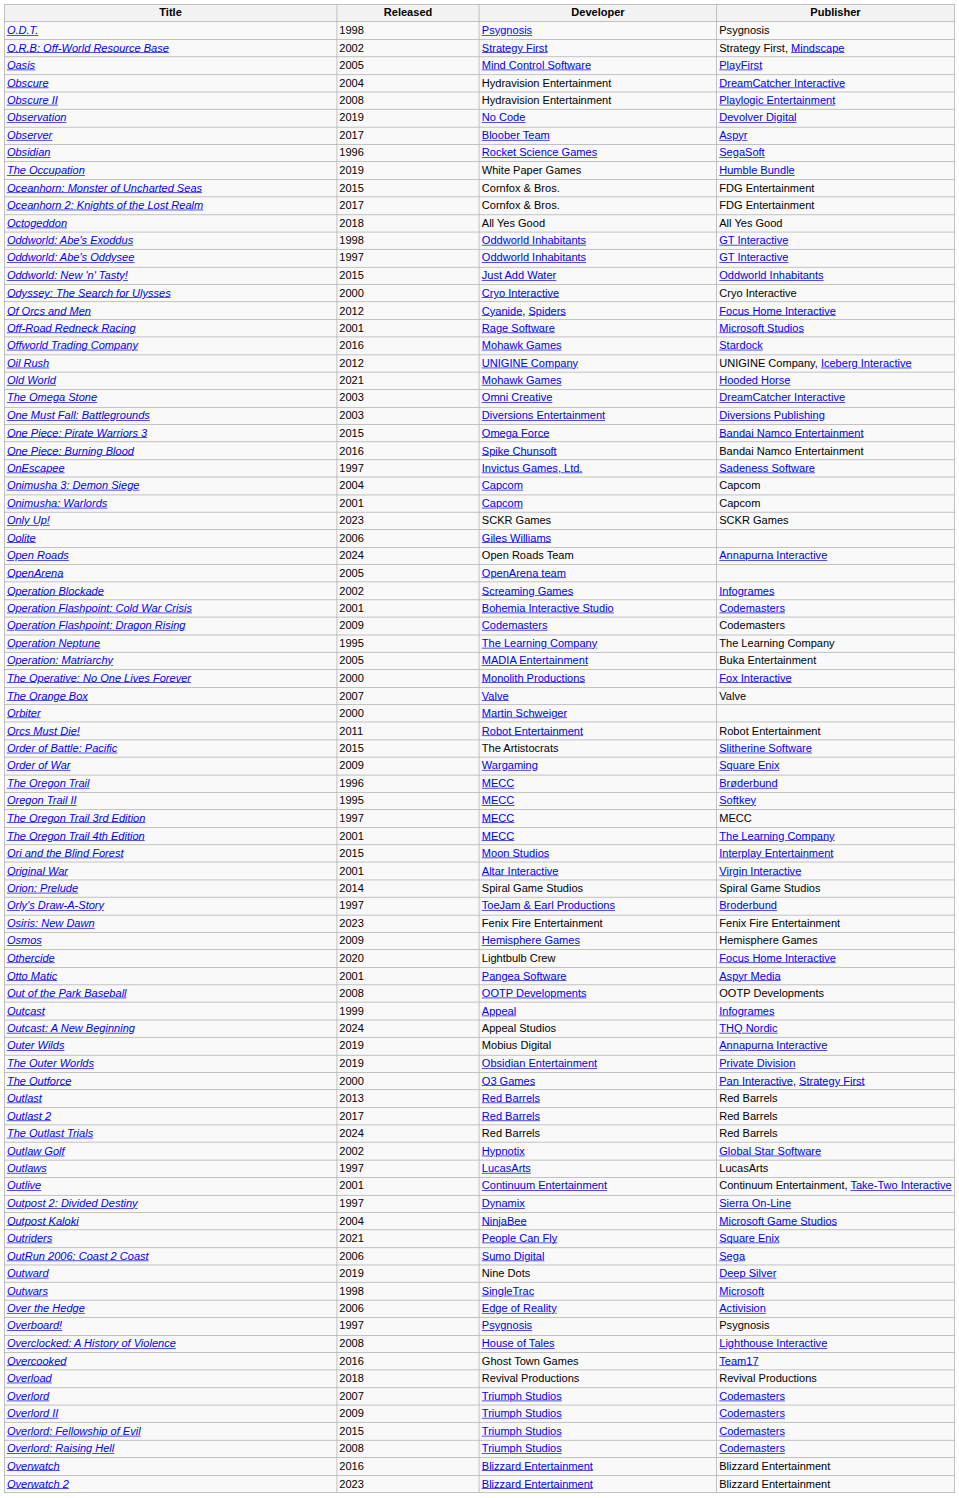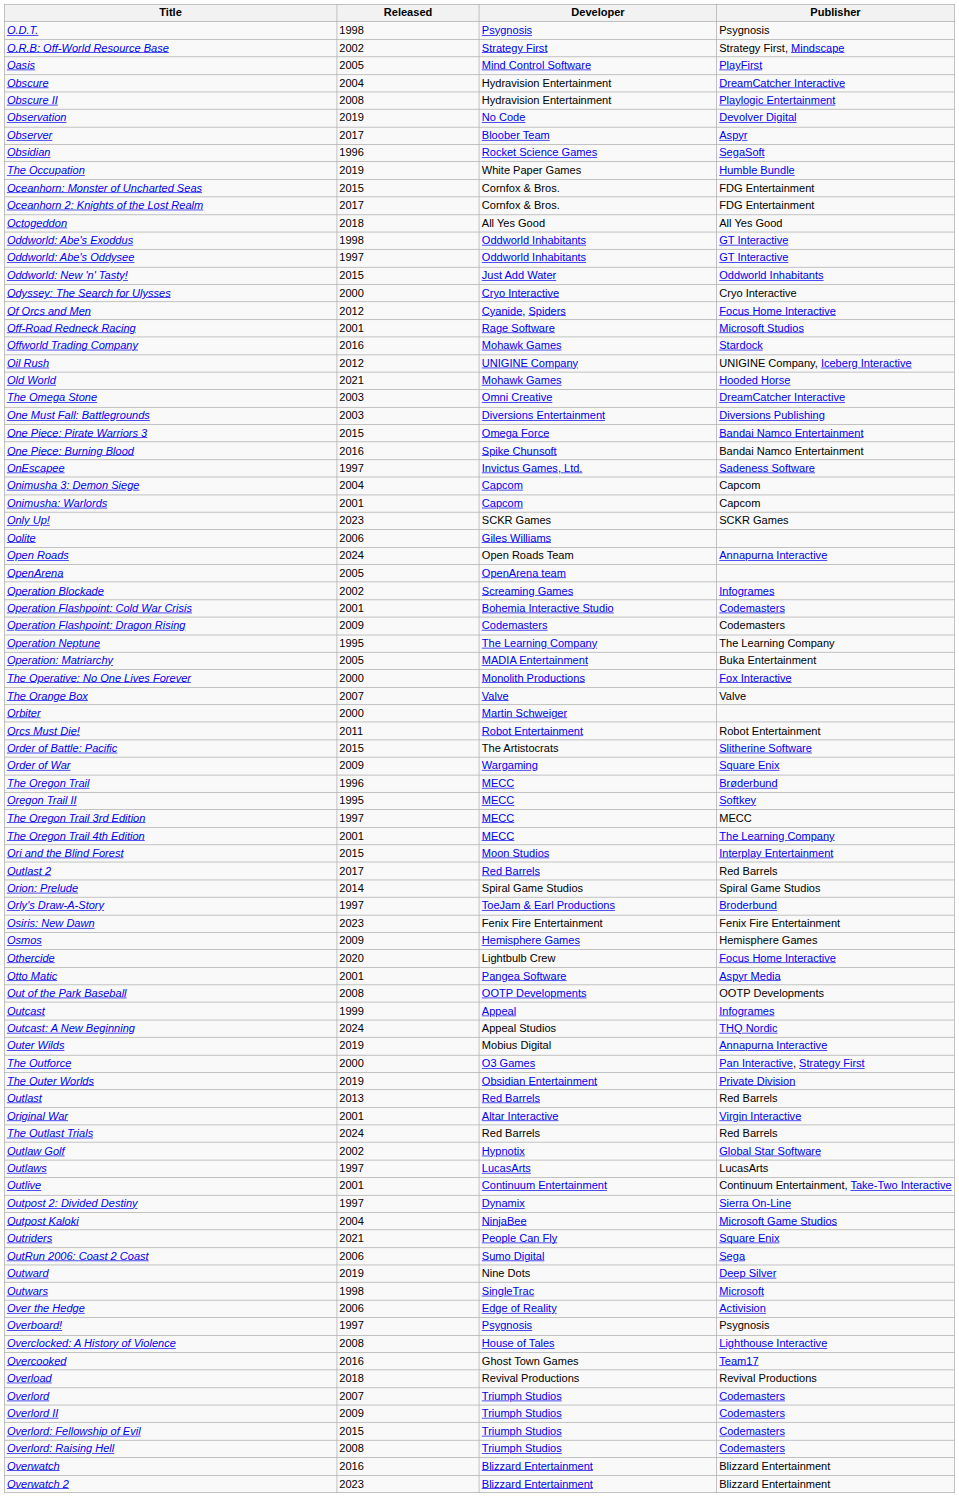rows swapped: (37, 871) <-> (29, 1116)
rows swapped: (50, 1063) <-> (39, 1081)
